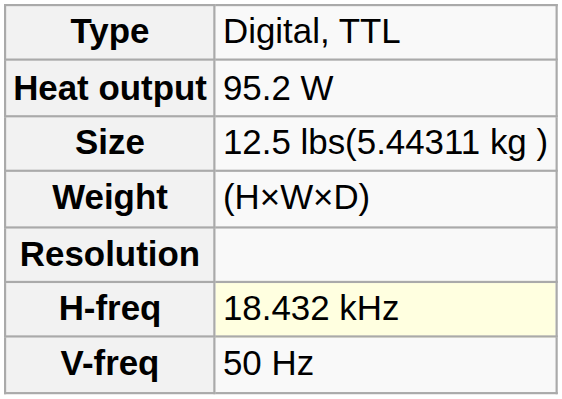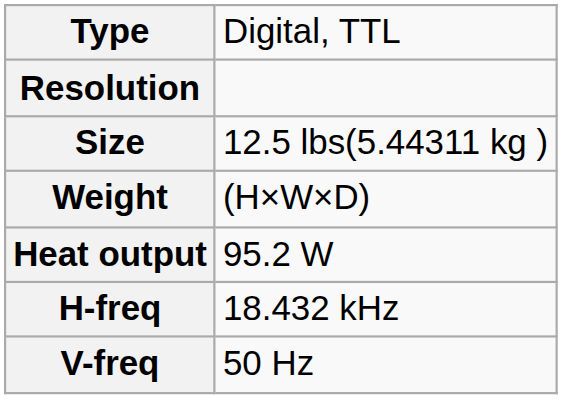rows swapped: (110, 253) <-> (110, 87)
(311, 308) lightyellow background -> (311, 308) no background
